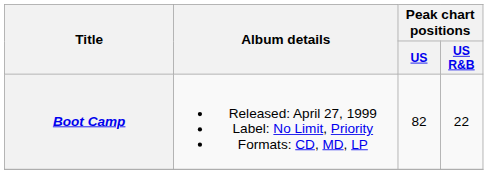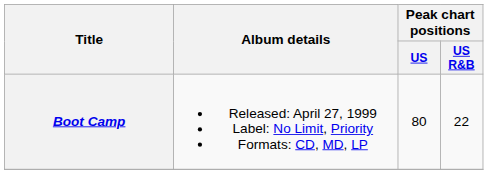(419, 121) 82 -> (419, 121) 80
